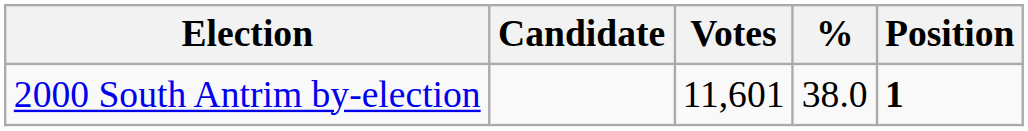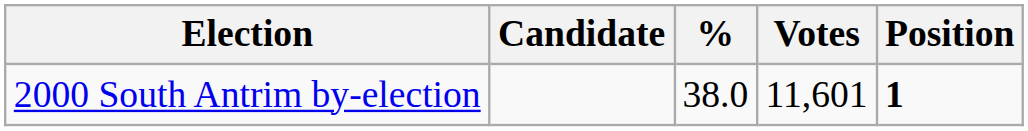columns swapped: (733, 34) <-> (835, 34)
